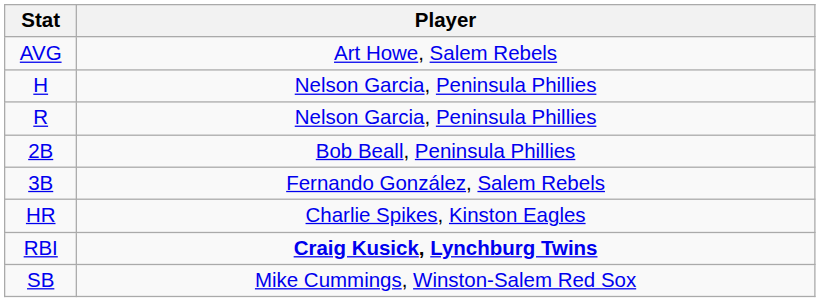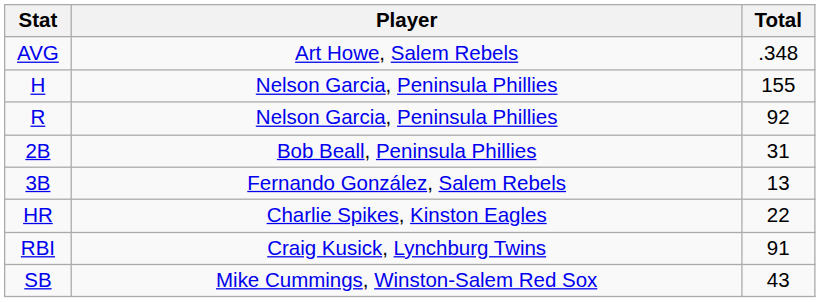+ column: (778, 20)
(446, 248) bold -> (407, 248) normal
